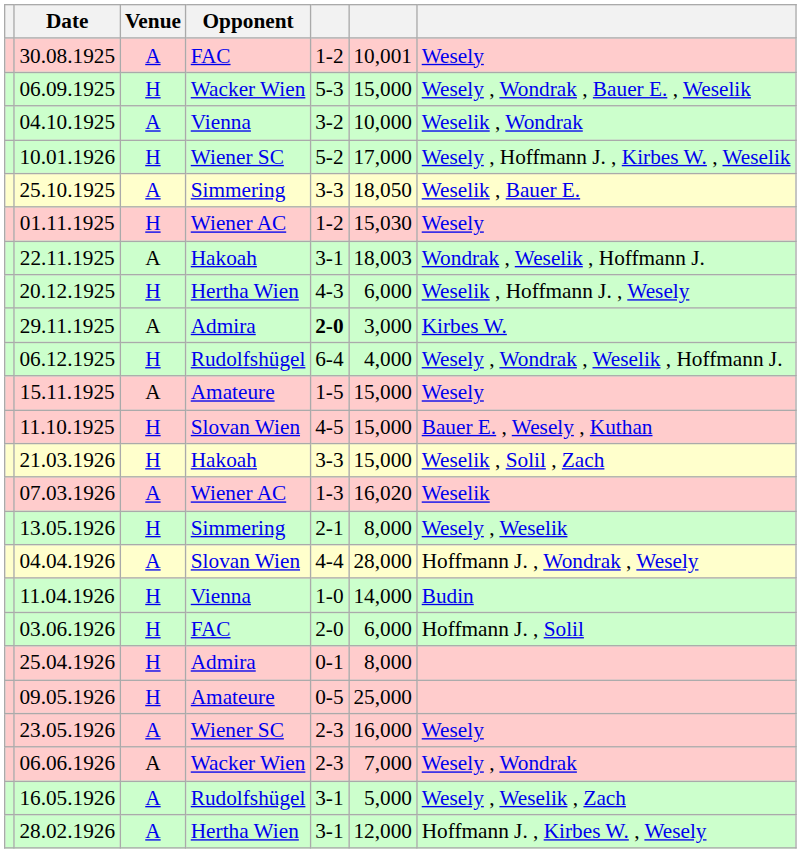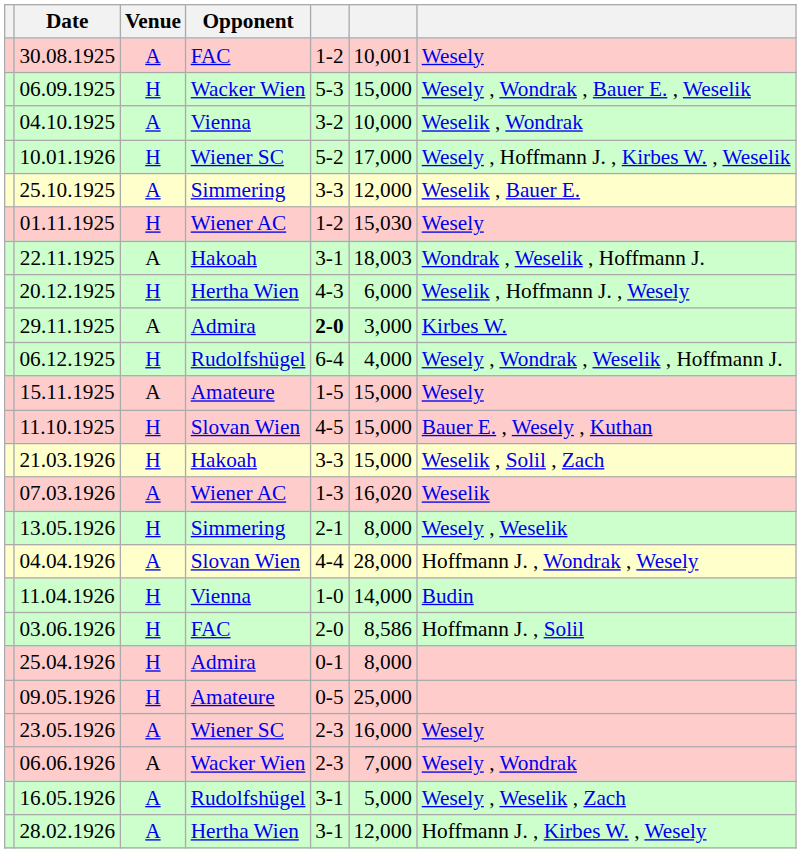(383, 190) 18,050 -> (383, 190) 12,000
(388, 628) 6,000 -> (388, 628) 8,586
